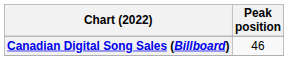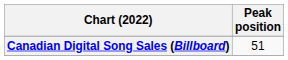(258, 45) 46 -> (258, 45) 51
